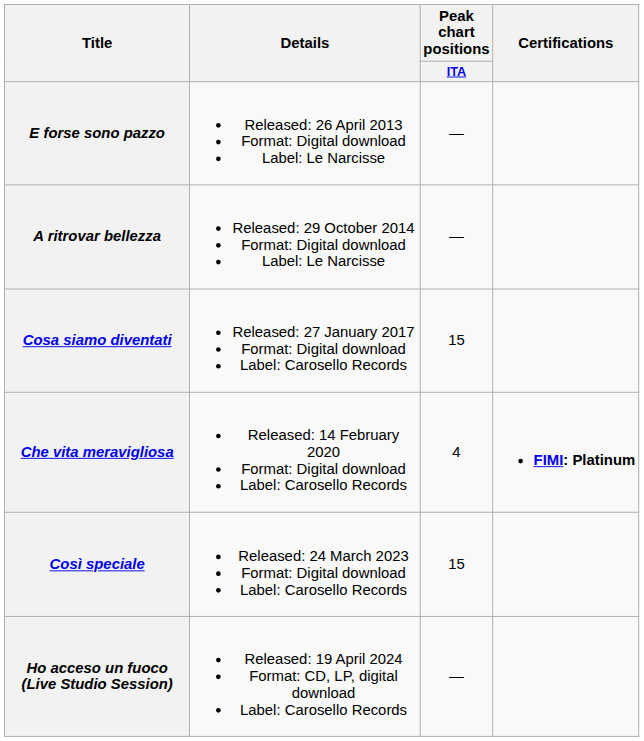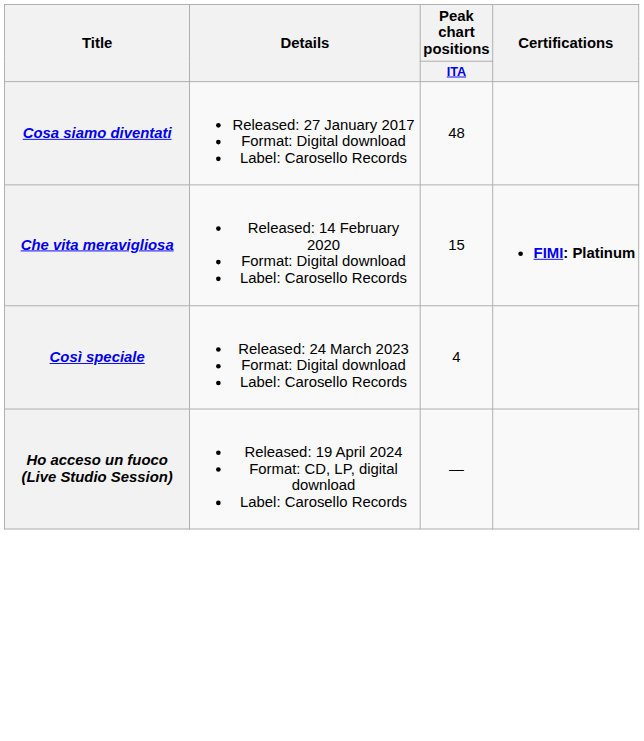- row: (97, 133)
- row: (97, 236)
(456, 340) 15 -> (456, 133) 48
(456, 452) 4 -> (456, 245) 15
(456, 564) 15 -> (456, 357) 4
